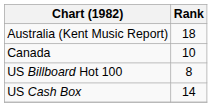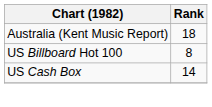- row: (29, 53)
